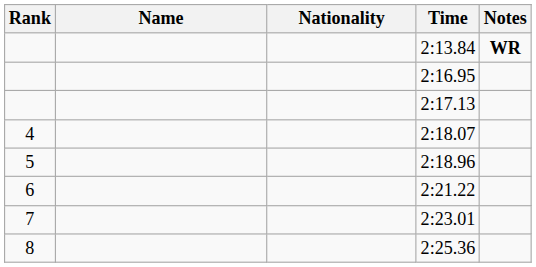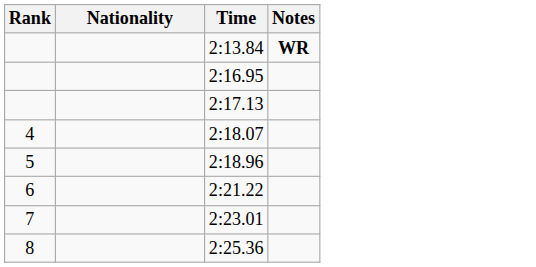- column: (161, 18)
